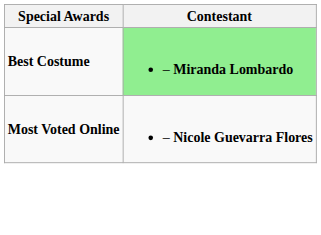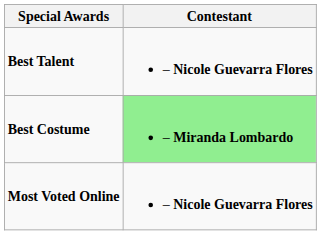+ row: (41, 61)
